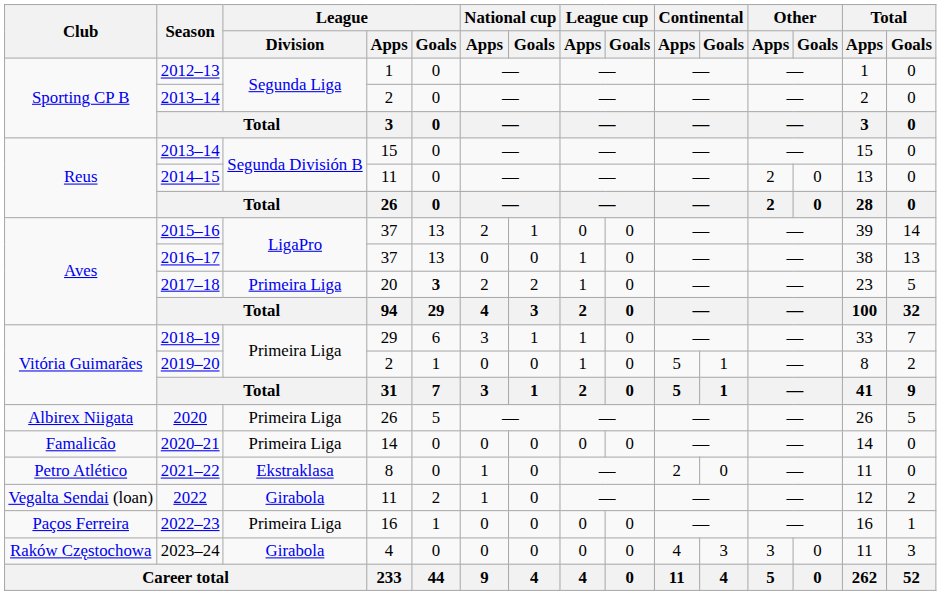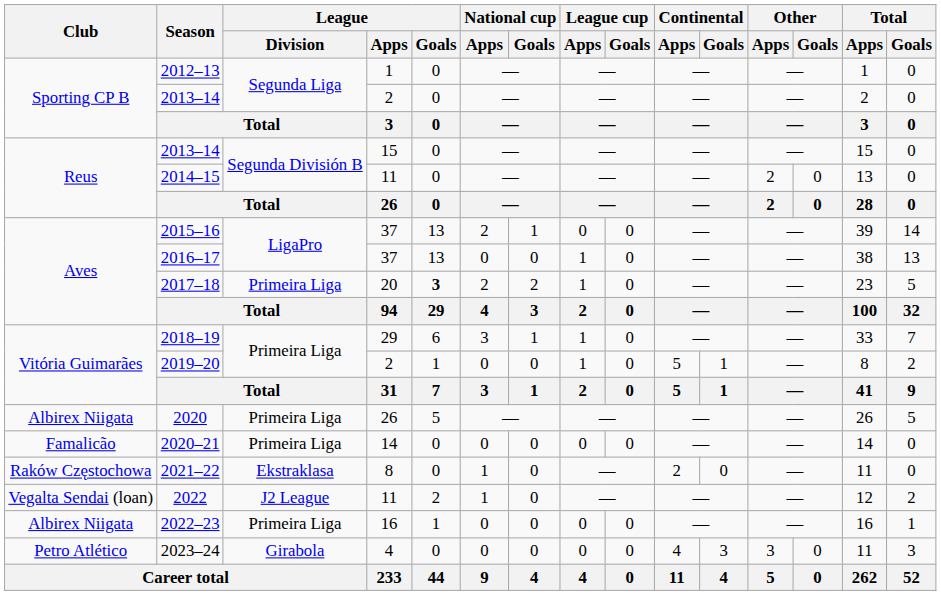(81, 470) Petro Atlético -> (81, 470) Raków Częstochowa
(295, 497) Girabola -> (295, 497) J2 League
(81, 524) Paços Ferreira -> (81, 524) Albirex Niigata
(81, 550) Raków Częstochowa -> (81, 550) Petro Atlético
